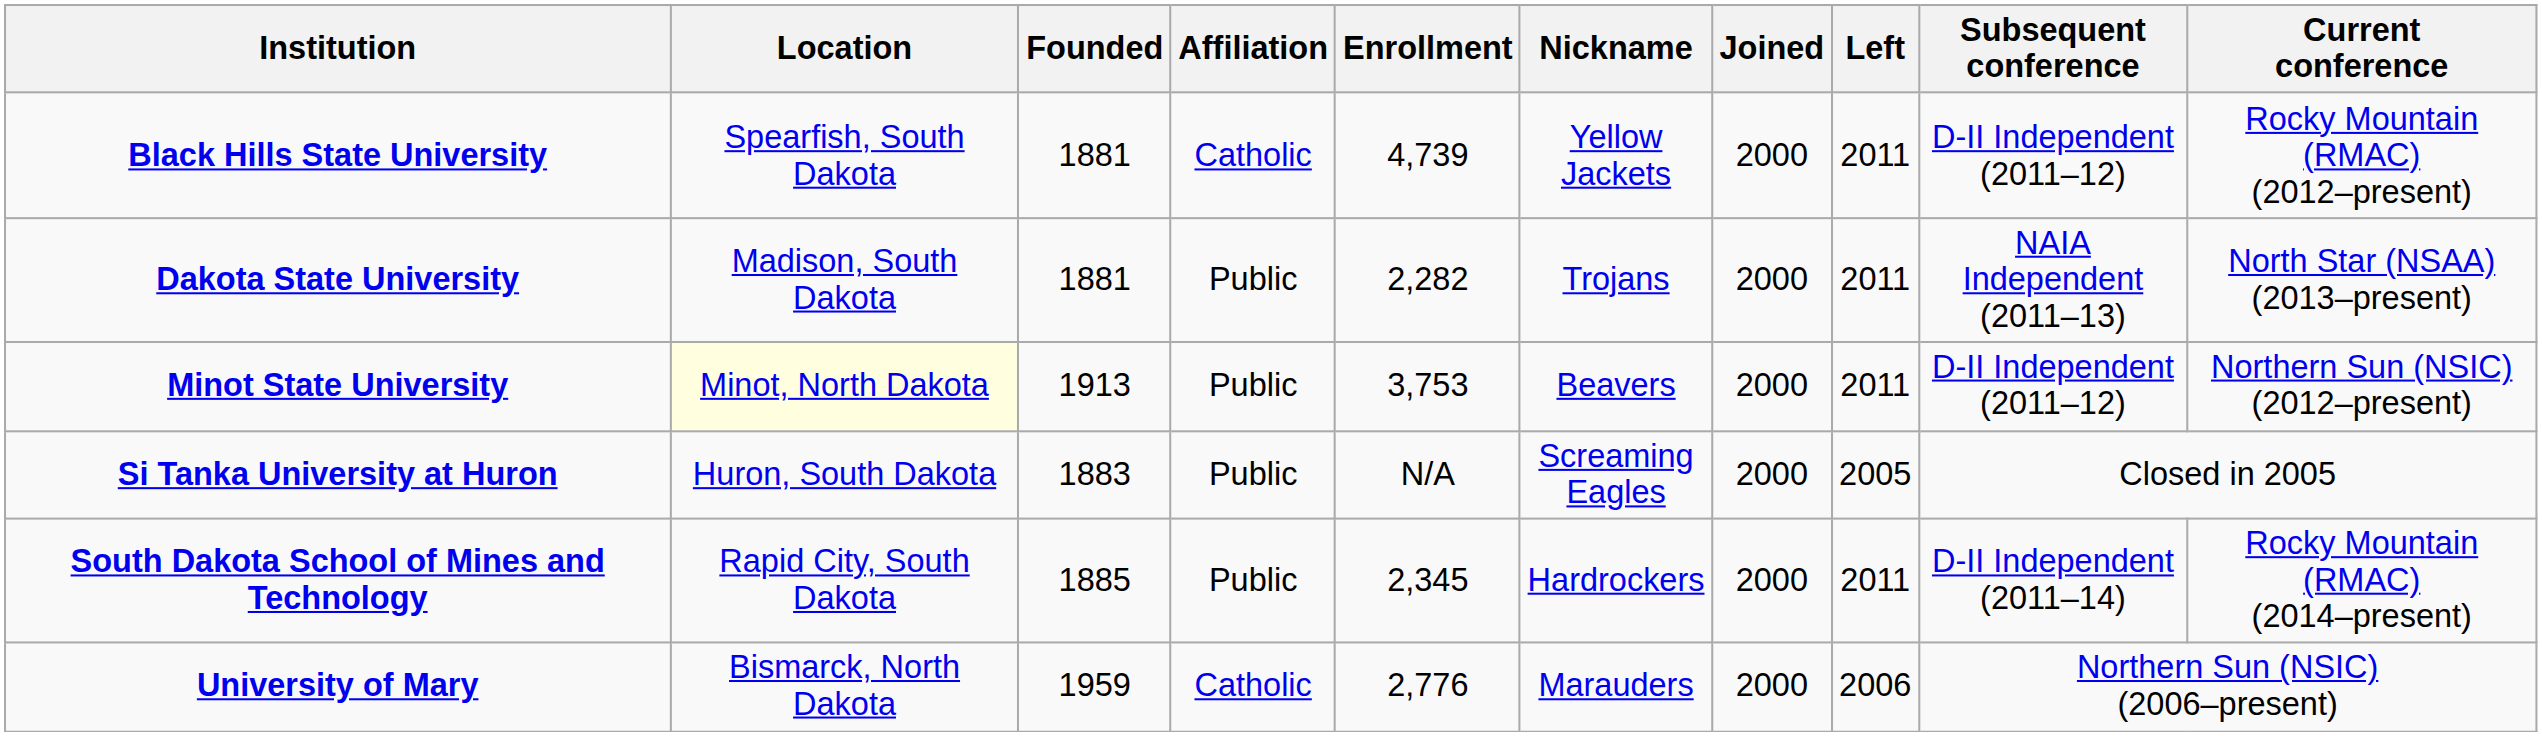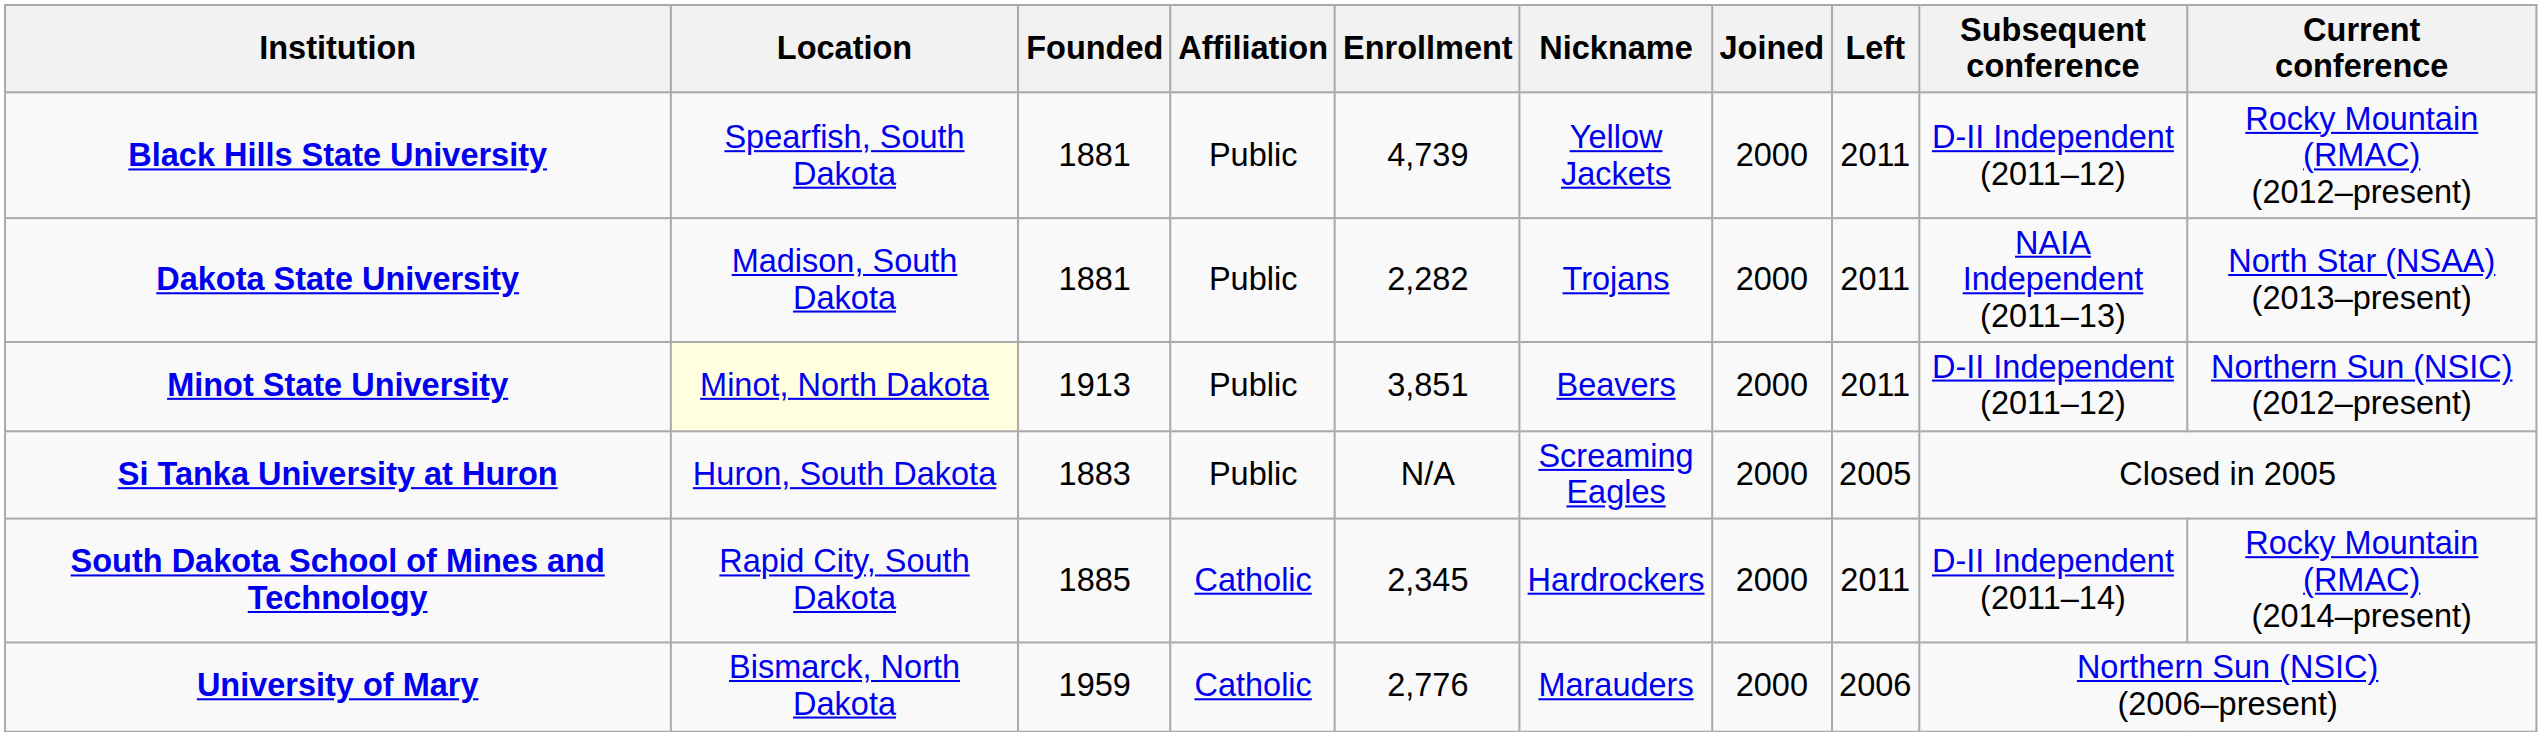(1253, 154) Catholic -> (1253, 154) Public
(1428, 385) 3,753 -> (1428, 385) 3,851
(1253, 580) Public -> (1253, 580) Catholic
